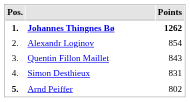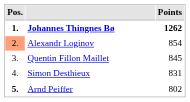(15, 43) no background -> (15, 43) lightsalmon background
(175, 58) 843 -> (175, 58) 845
